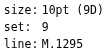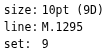rows swapped: (18, 27) <-> (21, 44)
